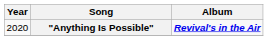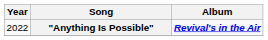(17, 27) 2020 -> (17, 27) 2022
